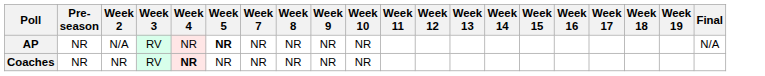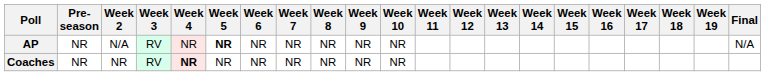+ column: (258, 20)
